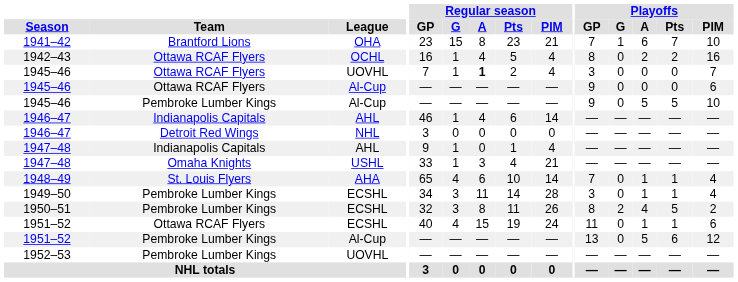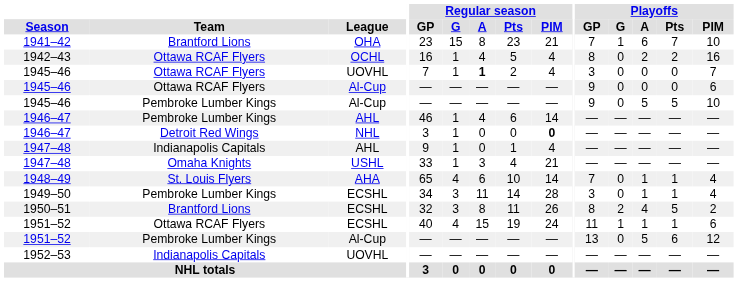(209, 118) Indianapolis Capitals -> (209, 118) Pembroke Lumber Kings
(456, 133) 0 -> (456, 133) 1
(552, 133) normal -> (552, 133) bold
(209, 209) Pembroke Lumber Kings -> (209, 209) Brantford Lions
(621, 224) 0 -> (621, 224) 1
(209, 254) Pembroke Lumber Kings -> (209, 254) Indianapolis Capitals
